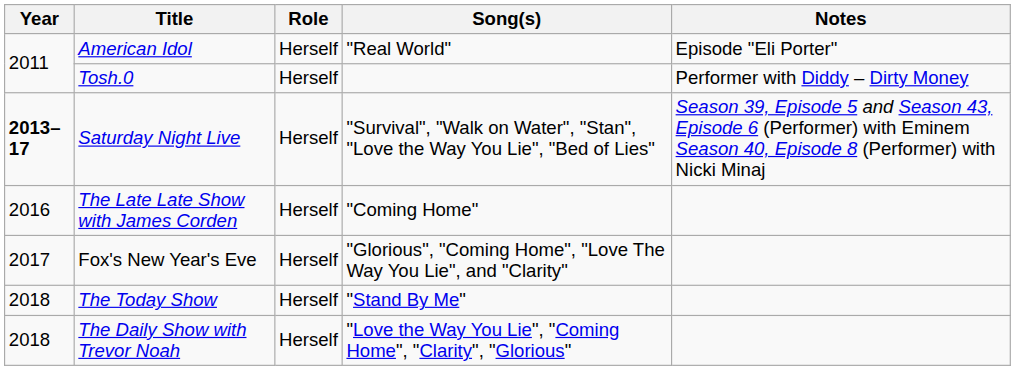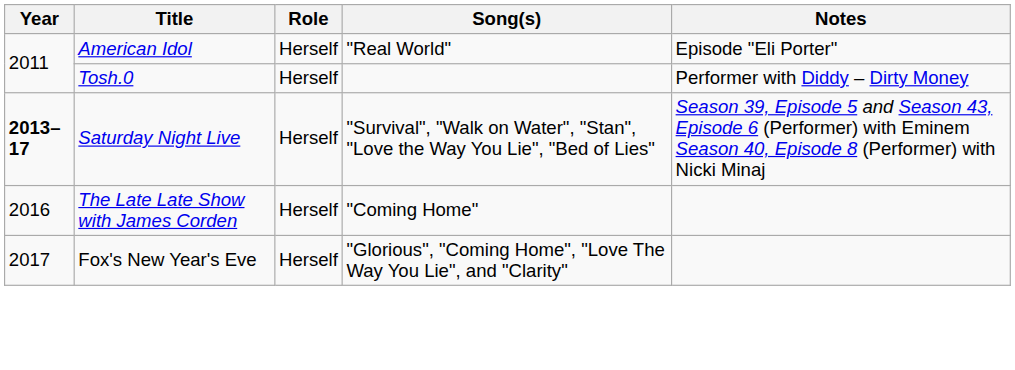- row: (148, 300)
- row: (162, 340)
